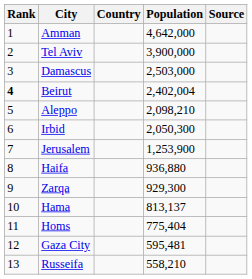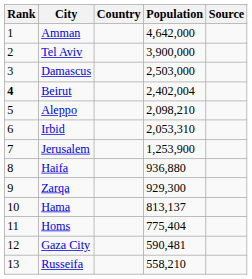(171, 129) 2,050,300 -> (171, 129) 2,053,310
(166, 245) 595,481 -> (166, 245) 590,481
